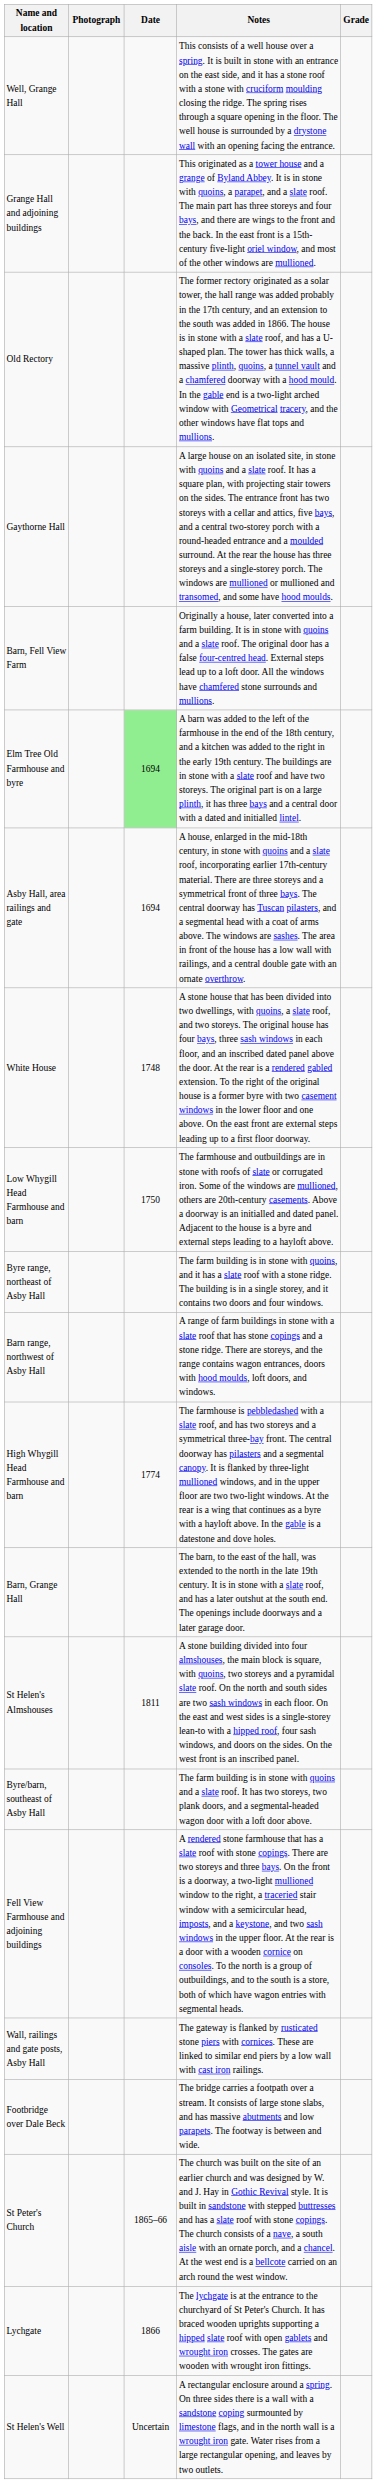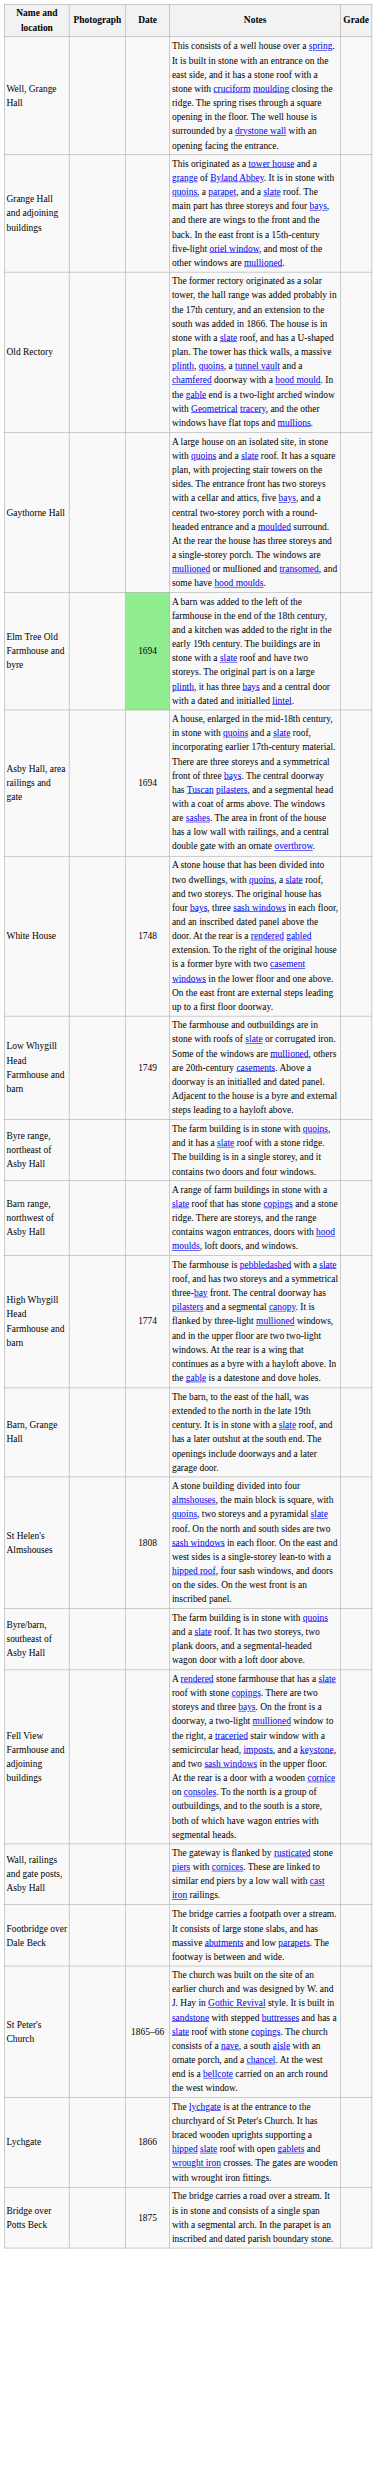- row: (36, 658)
(151, 1199) 1750 -> (148, 1068) 1749
(151, 1703) 1811 -> (148, 1542) 1808
+ row: (29, 2217)
- row: (35, 2427)
